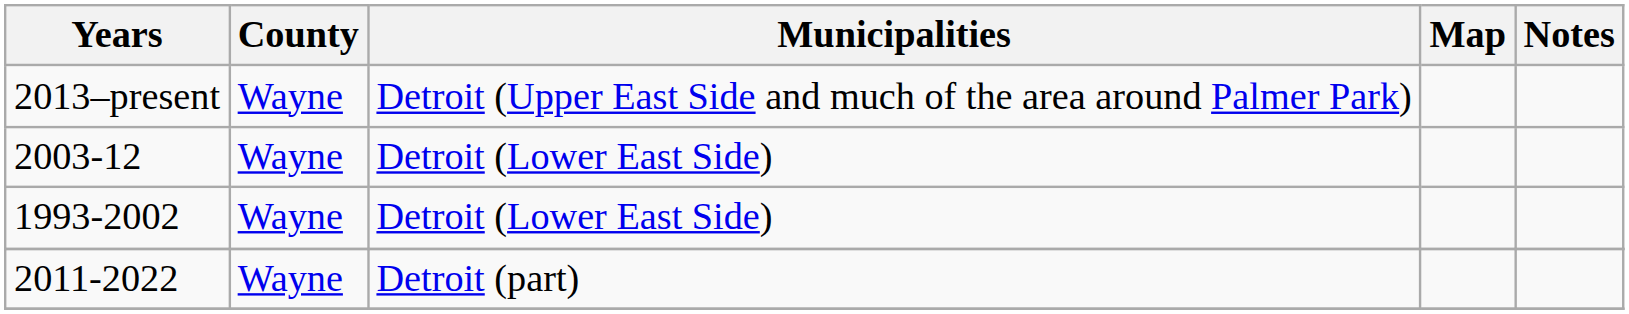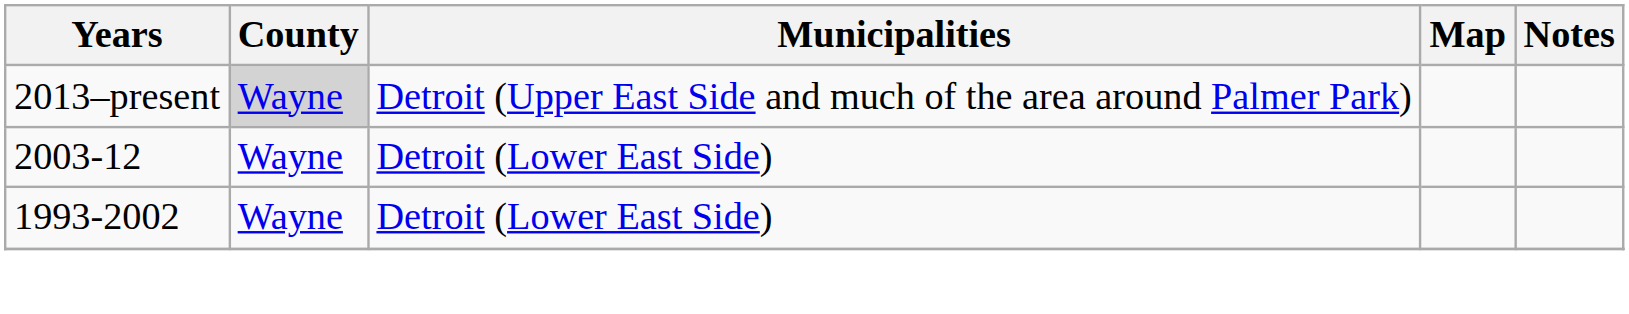(290, 95) no background -> (290, 95) lightgrey background
- row: (96, 277)
